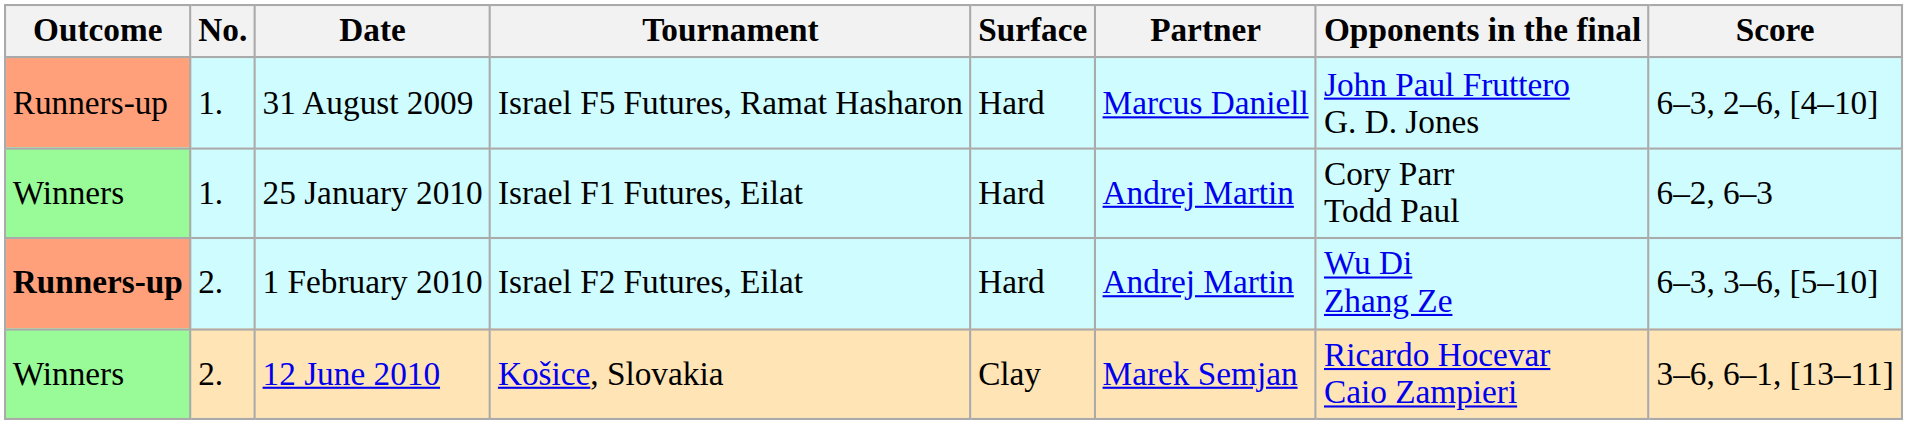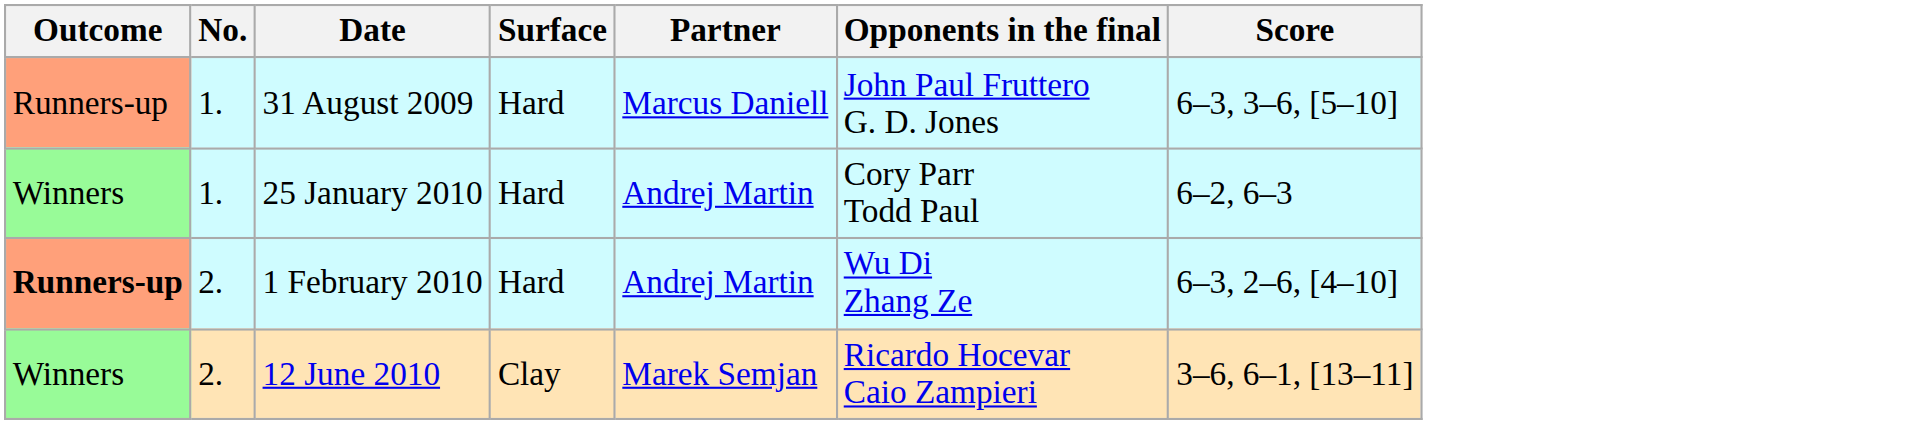- column: (730, 30)
(1767, 102) 6–3, 2–6, [4–10] -> (1287, 102) 6–3, 3–6, [5–10]
(1767, 282) 6–3, 3–6, [5–10] -> (1287, 282) 6–3, 2–6, [4–10]
